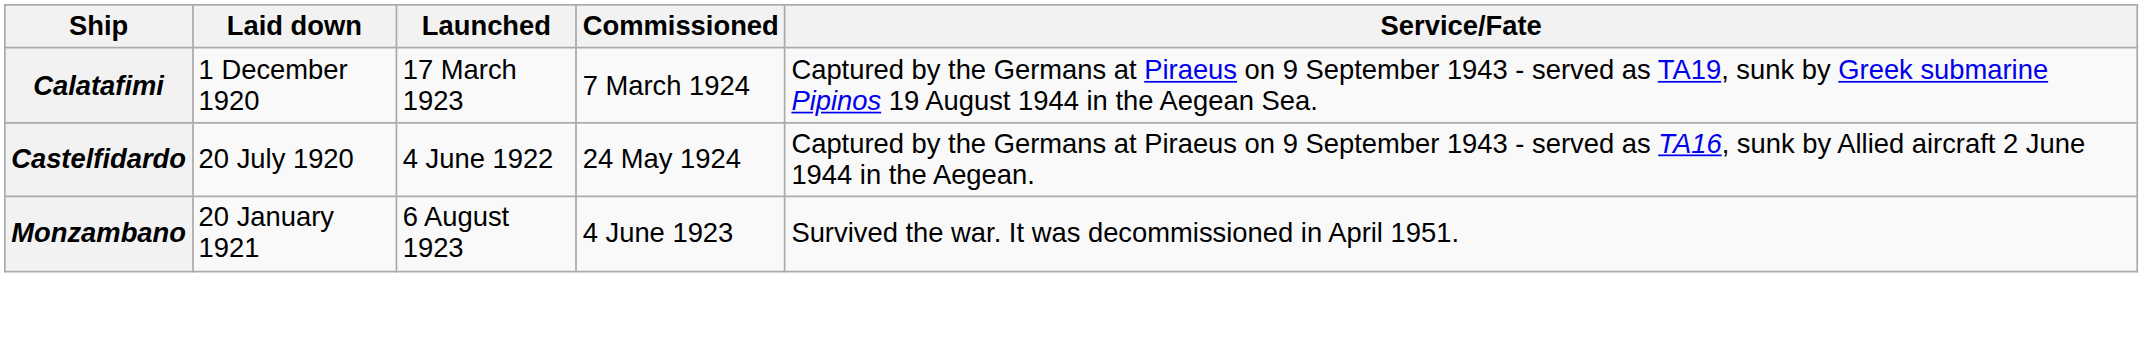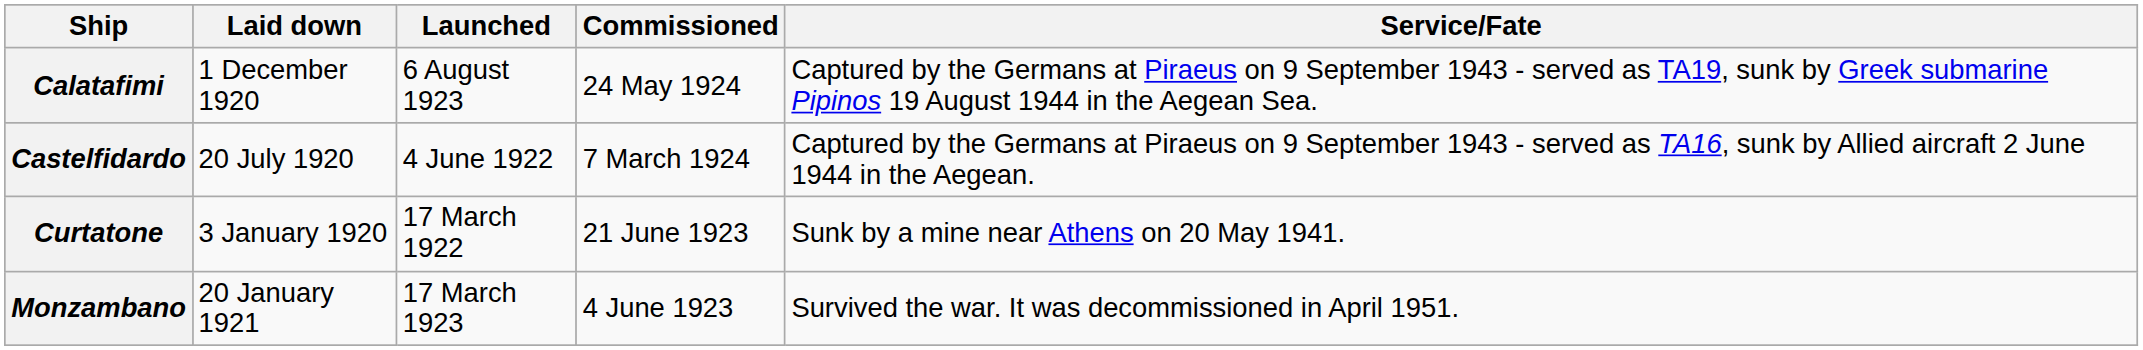(460, 84) 17 March 1923 -> (456, 84) 6 August 1923
(666, 84) 7 March 1924 -> (662, 84) 24 May 1924
(662, 159) 24 May 1924 -> (666, 159) 7 March 1924
+ row: (99, 233)
(456, 233) 6 August 1923 -> (460, 307) 17 March 1923
